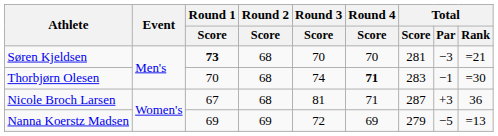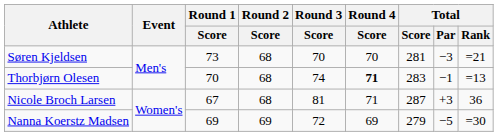(212, 57) bold -> (212, 57) normal
(476, 78) =30 -> (476, 78) =13
(476, 121) =13 -> (476, 121) =30
